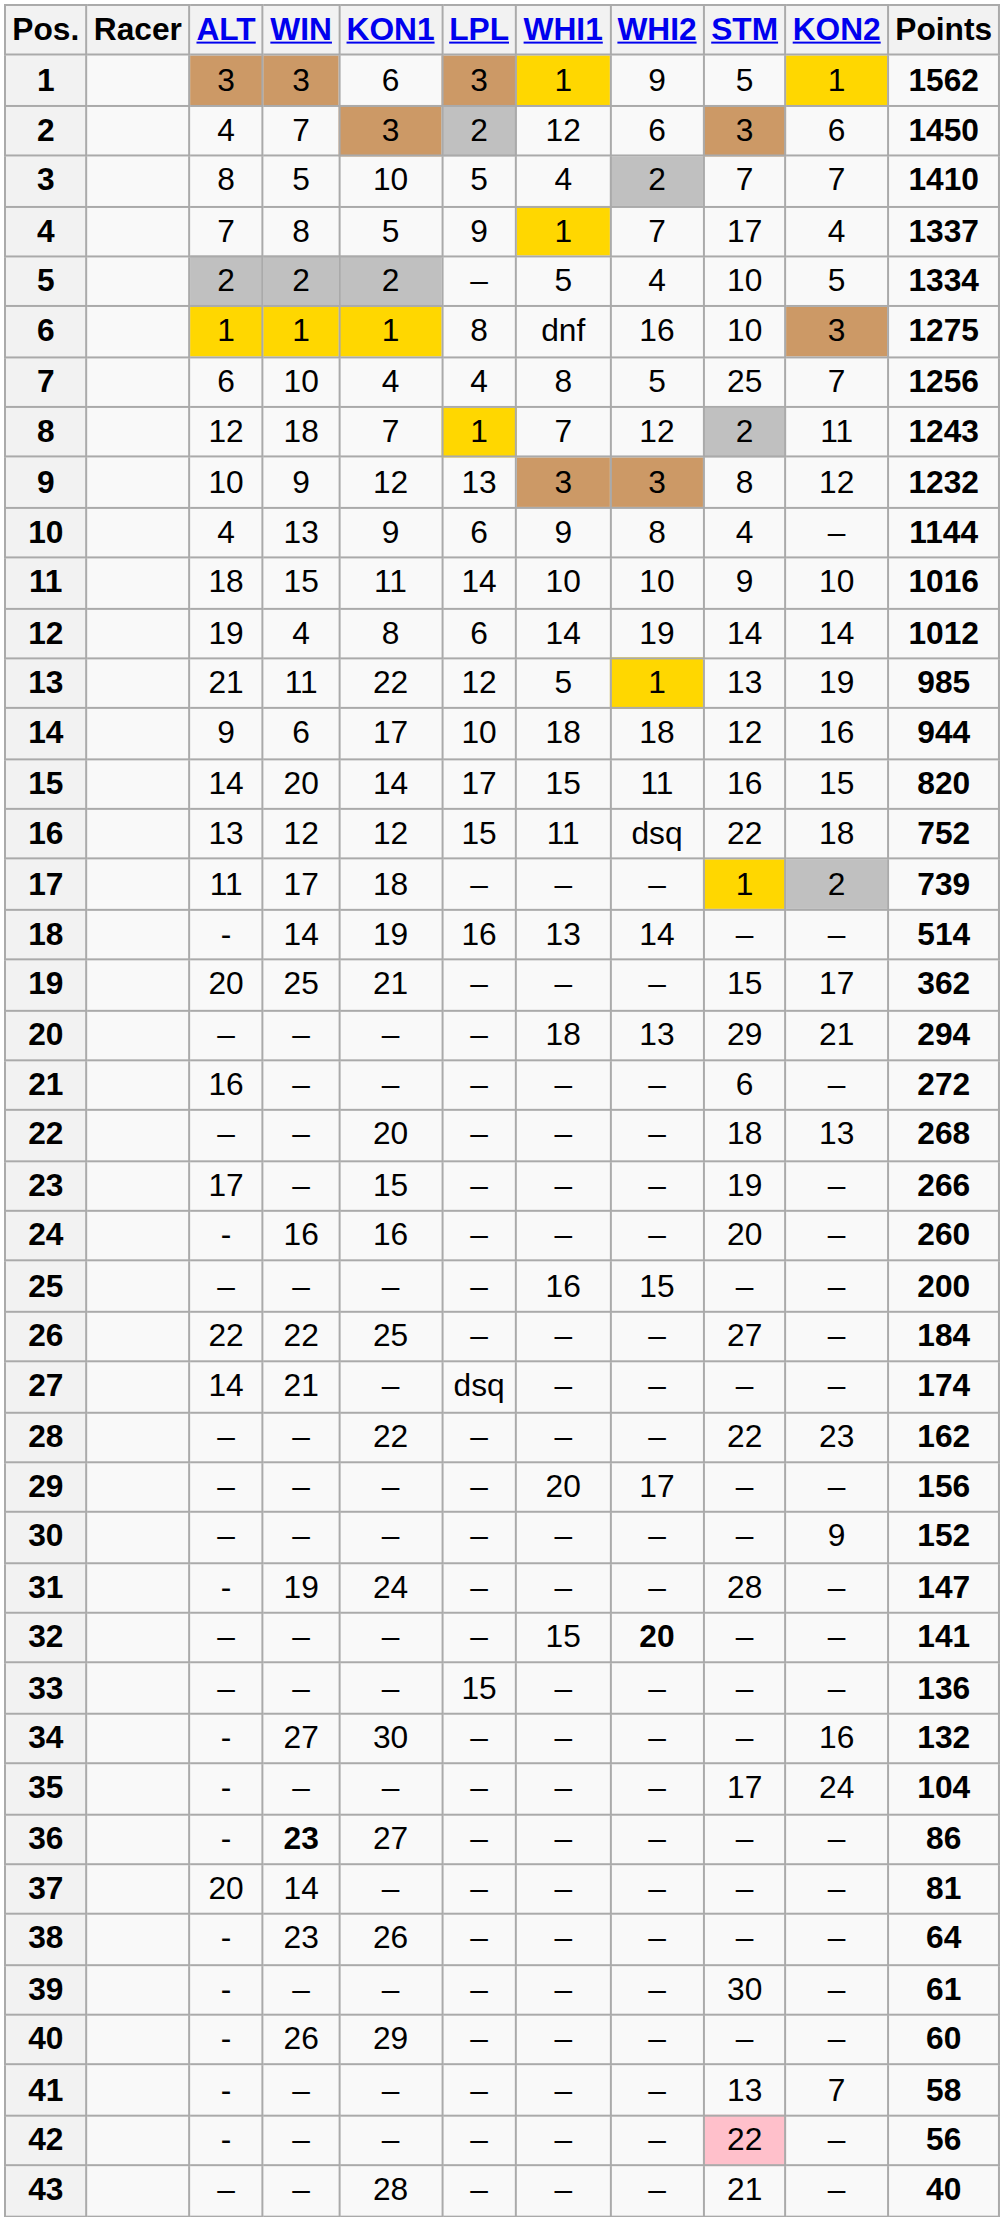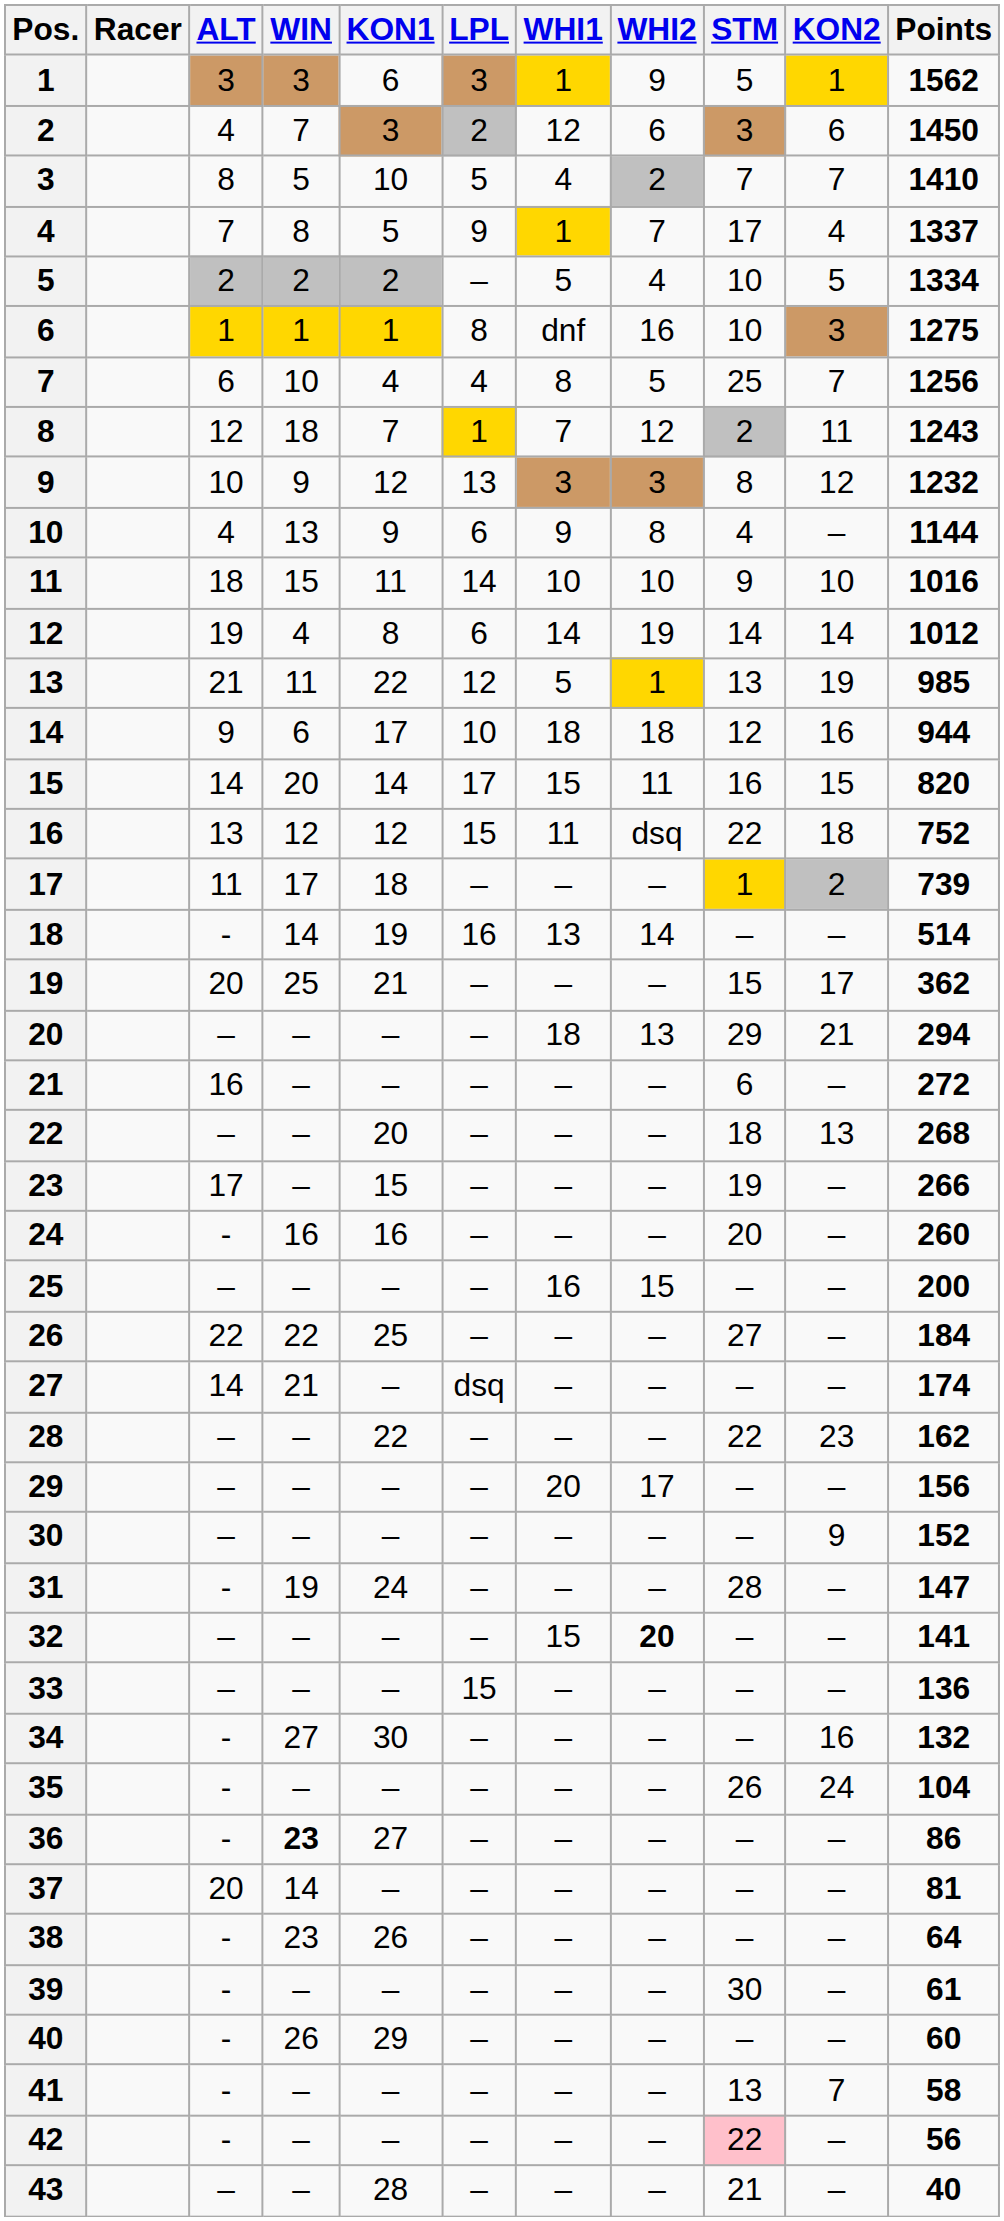(745, 1788) 17 -> (745, 1788) 26
